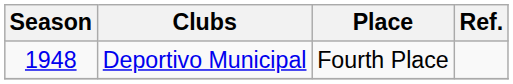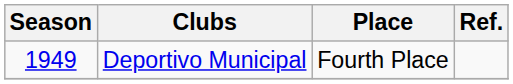(51, 59) 1948 -> (51, 59) 1949
